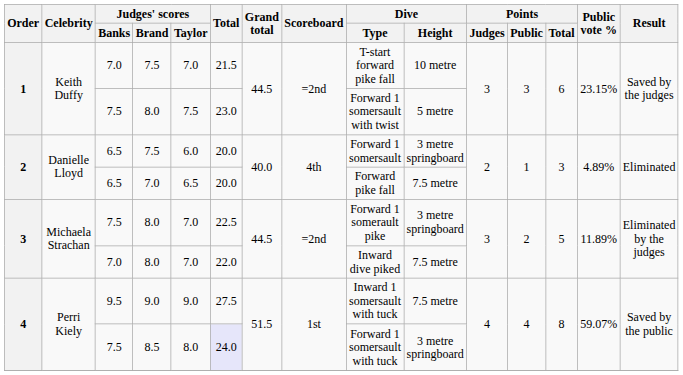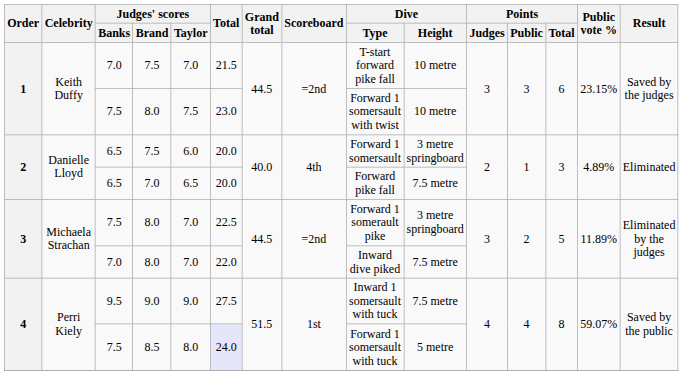(435, 111) 5 metre -> (435, 111) 10 metre
(435, 347) 3 metre springboard -> (435, 347) 5 metre
